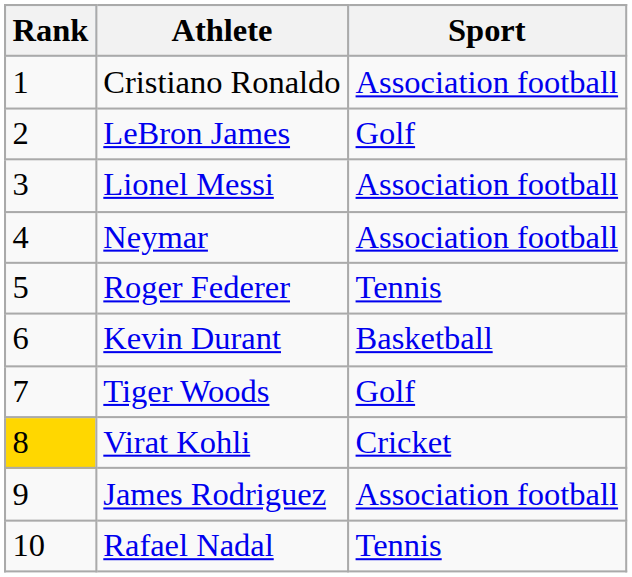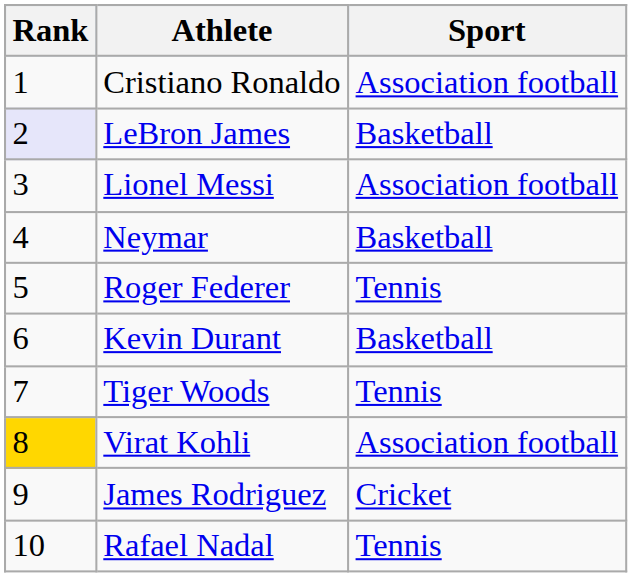(21, 133) no background -> (21, 133) lavender background
(385, 133) Golf -> (424, 133) Basketball
(487, 236) Association football -> (424, 236) Basketball
(385, 390) Golf -> (399, 390) Tennis
(403, 442) Cricket -> (487, 442) Association football
(487, 493) Association football -> (403, 493) Cricket
